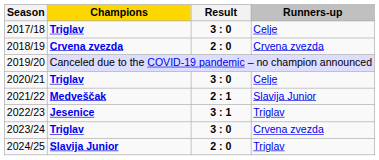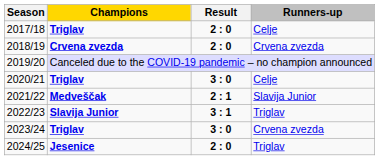(221, 29) 3 : 0 -> (221, 29) 2 : 0
(72, 113) Jesenice -> (84, 113) Slavija Junior
(84, 146) Slavija Junior -> (72, 146) Jesenice
